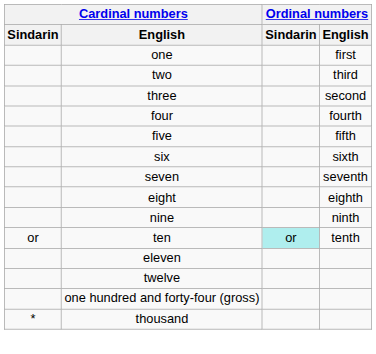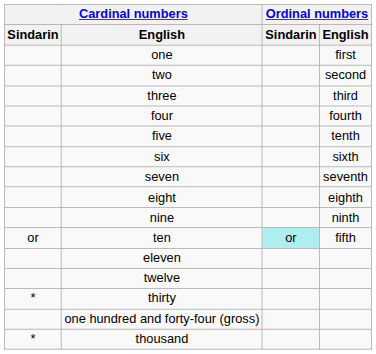(346, 75) third -> (346, 75) second
(346, 95) second -> (346, 95) third
(346, 136) fifth -> (346, 136) tenth
(346, 237) tenth -> (346, 237) fifth
+ row: (162, 298)
